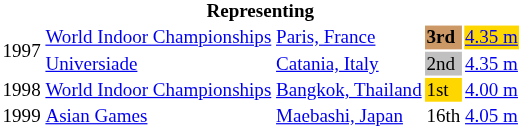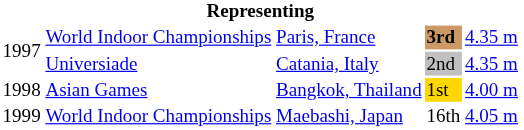(491, 37) gold background -> (491, 37) no background
(158, 89) World Indoor Championships -> (96, 89) Asian Games
(96, 115) Asian Games -> (158, 115) World Indoor Championships
